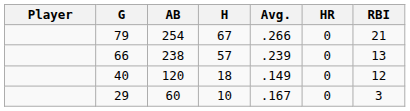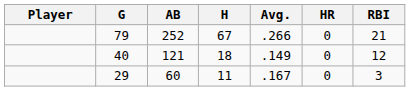(173, 35) 254 -> (173, 35) 252
- row: (122, 55)
(173, 76) 120 -> (173, 55) 121
(224, 96) 10 -> (224, 76) 11
